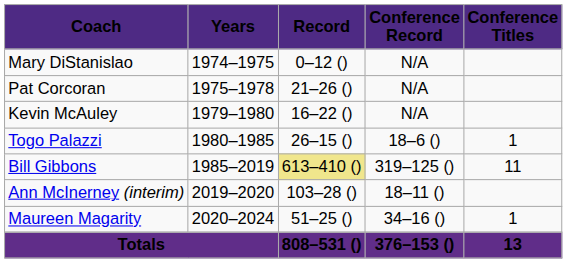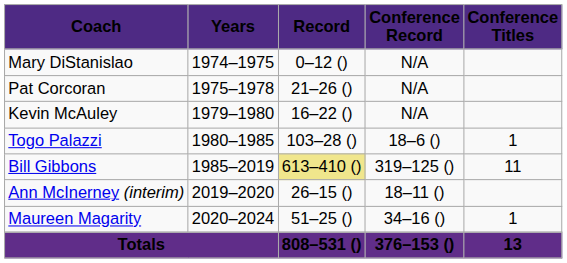(322, 140) 26–15 () -> (322, 140) 103–28 ()
(322, 192) 103–28 () -> (322, 192) 26–15 ()
